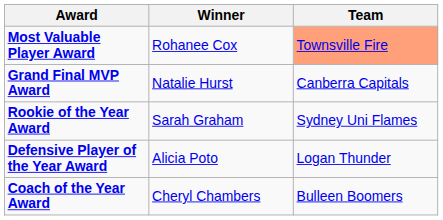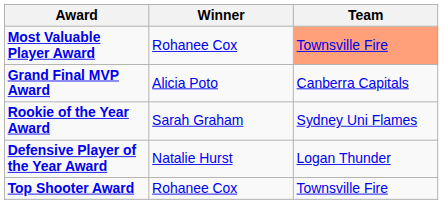(192, 83) Natalie Hurst -> (185, 83) Alicia Poto
(185, 158) Alicia Poto -> (192, 158) Natalie Hurst
- row: (66, 196)
+ row: (71, 188)
